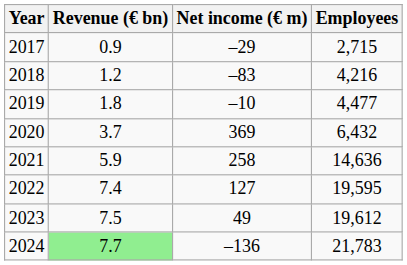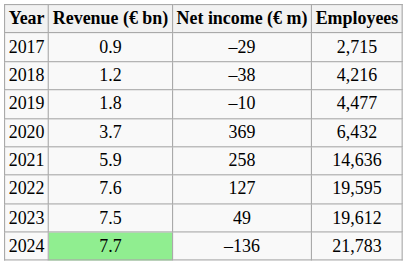(242, 75) –83 -> (242, 75) –38
(111, 189) 7.4 -> (111, 189) 7.6
